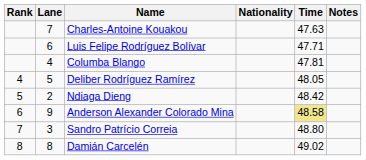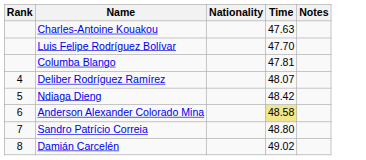- column: (50, 12)
(311, 46) 47.71 -> (281, 46) 47.70
(311, 79) 48.05 -> (281, 79) 48.07
